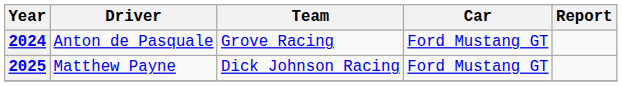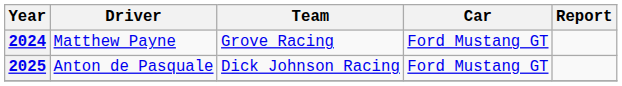(134, 43) Anton de Pasquale -> (115, 43) Matthew Payne
(115, 68) Matthew Payne -> (134, 68) Anton de Pasquale
